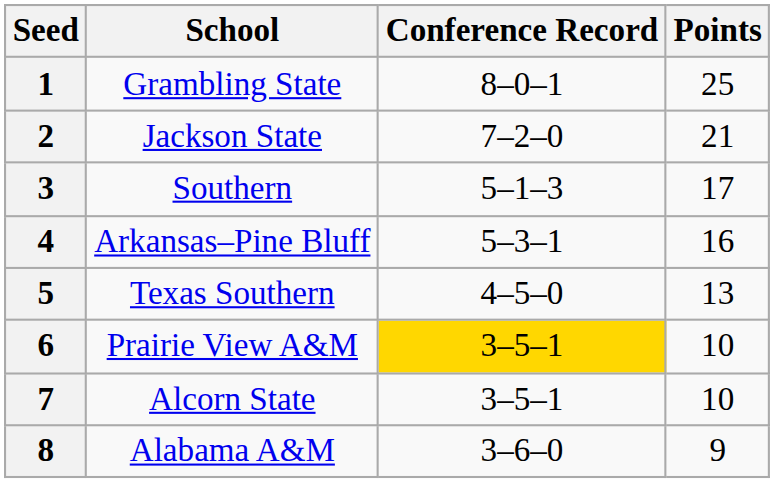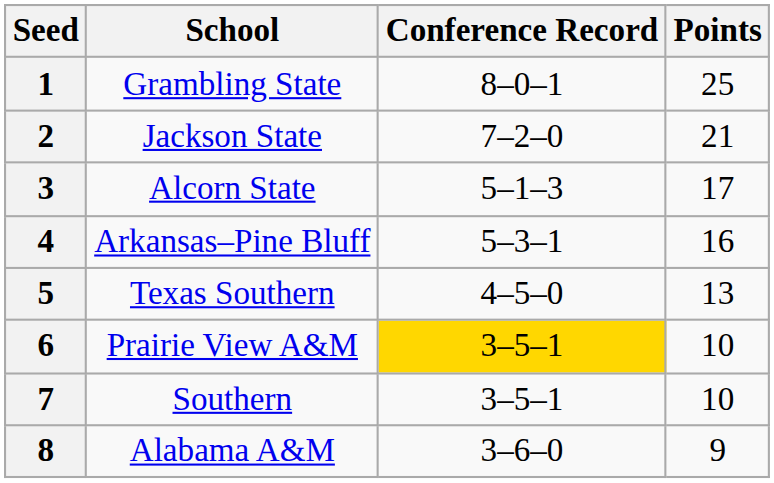(232, 188) Southern -> (232, 188) Alcorn State
(232, 398) Alcorn State -> (232, 398) Southern
